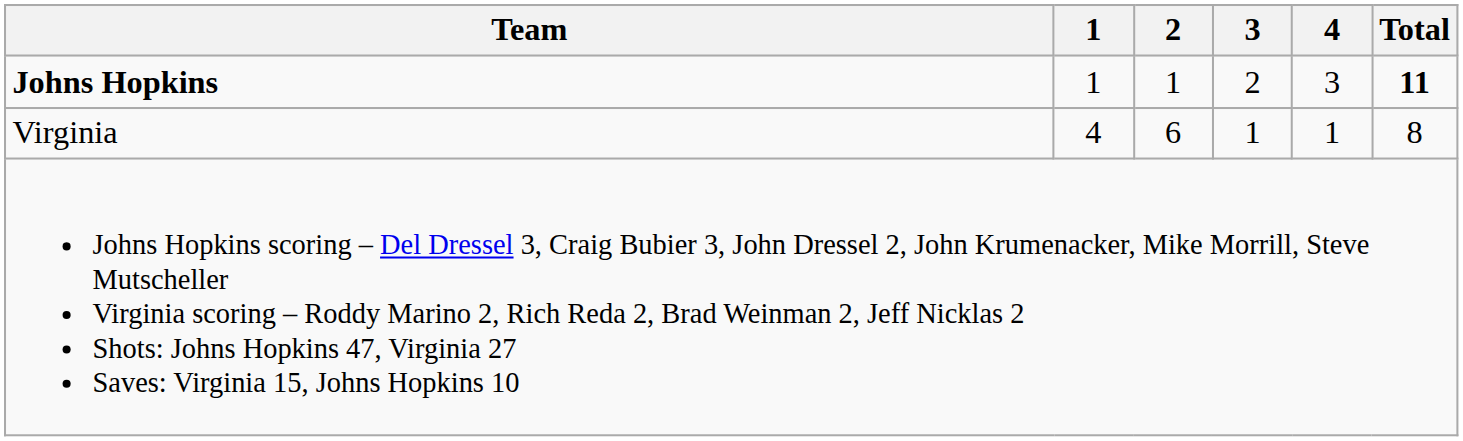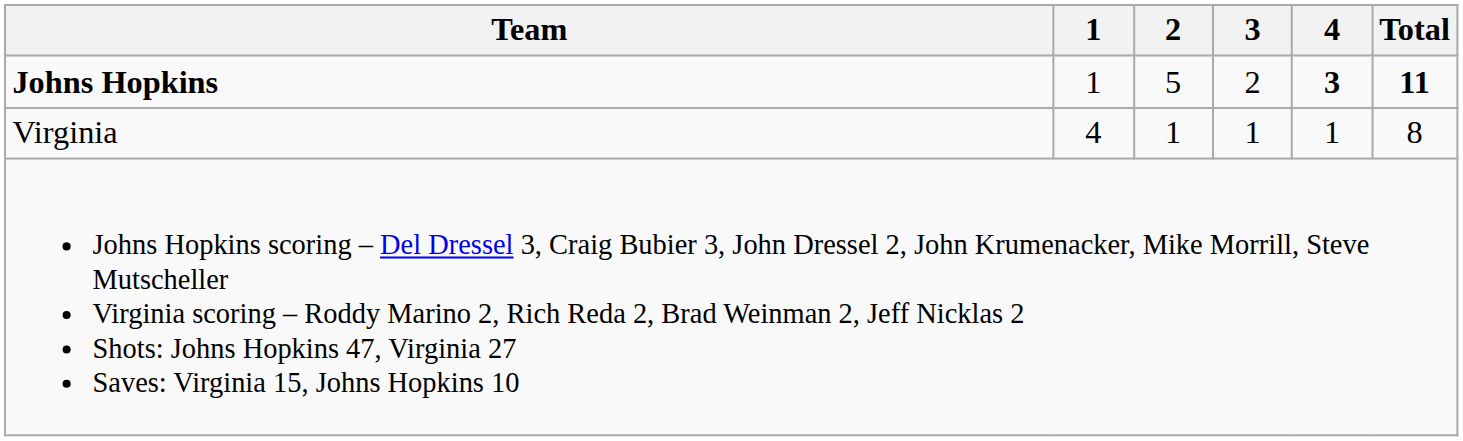(1173, 81) 1 -> (1173, 81) 5
(1332, 81) normal -> (1332, 81) bold
(1173, 132) 6 -> (1173, 132) 1
